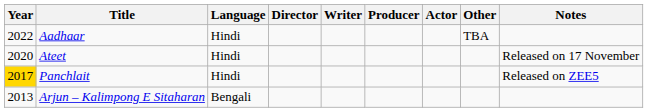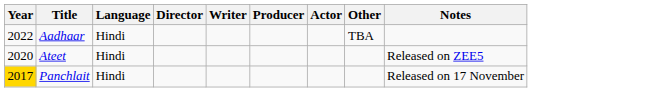(571, 55) Released on 17 November -> (435, 55) Released on ZEE5
(550, 76) Released on ZEE5 -> (456, 76) Released on 17 November
- row: (122, 96)
